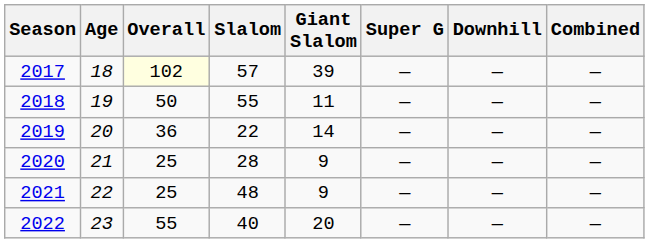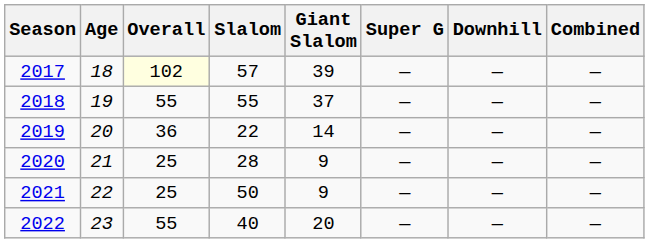(166, 102) 50 -> (166, 102) 55
(323, 102) 11 -> (323, 102) 37
(248, 193) 48 -> (248, 193) 50
